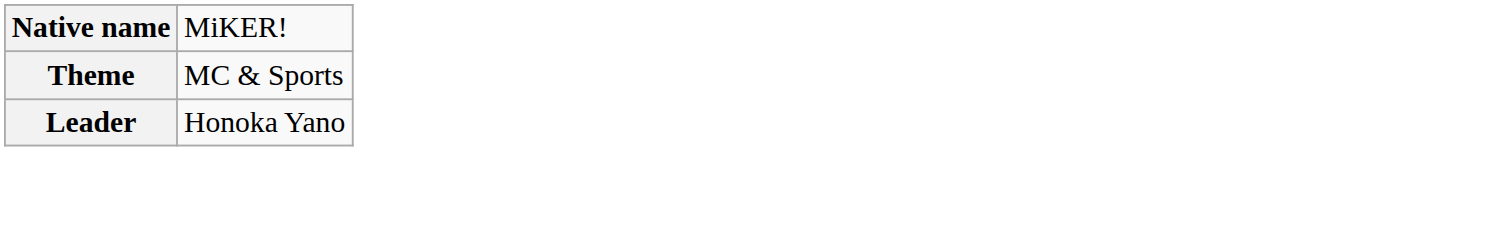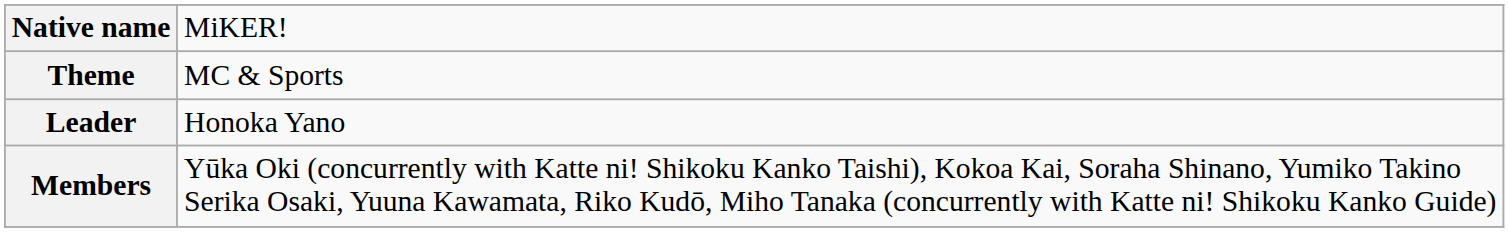+ row: (91, 185)
